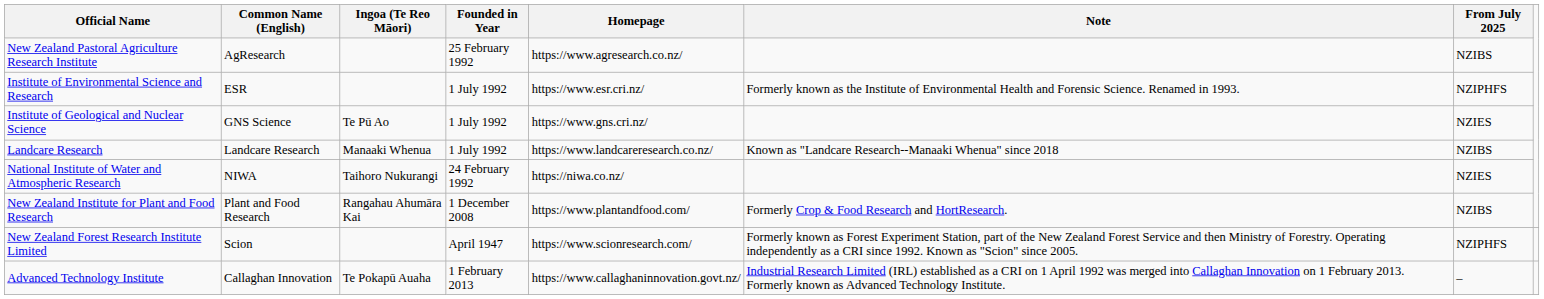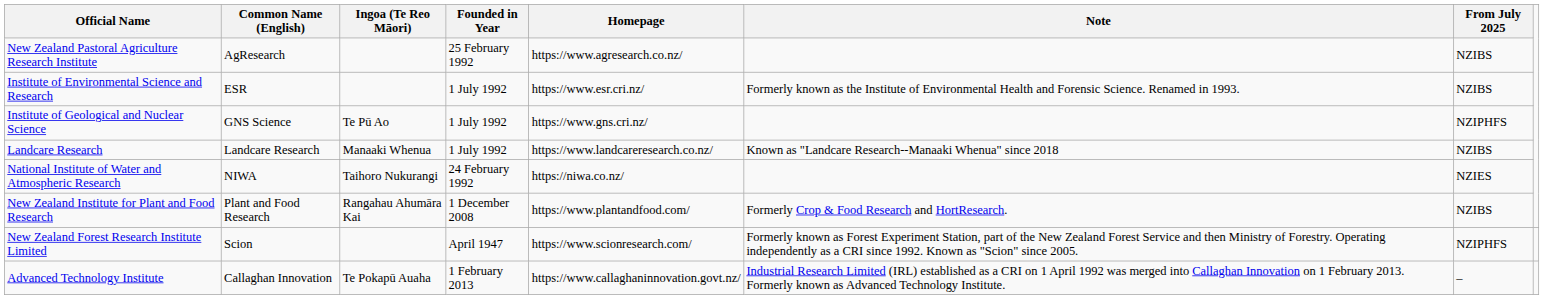(1482, 89) NZIPHFS -> (1474, 89) NZIBS
(1474, 122) NZIES -> (1482, 122) NZIPHFS
